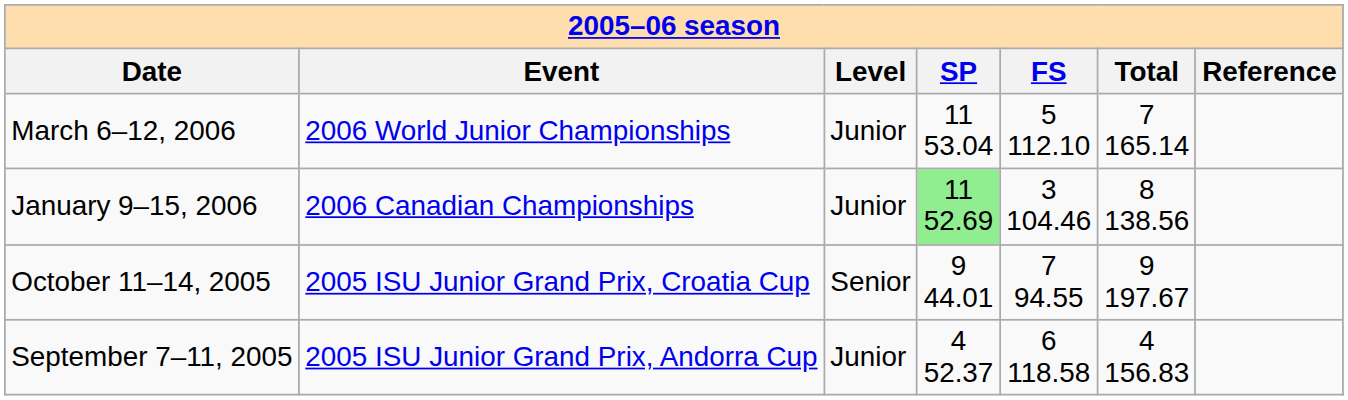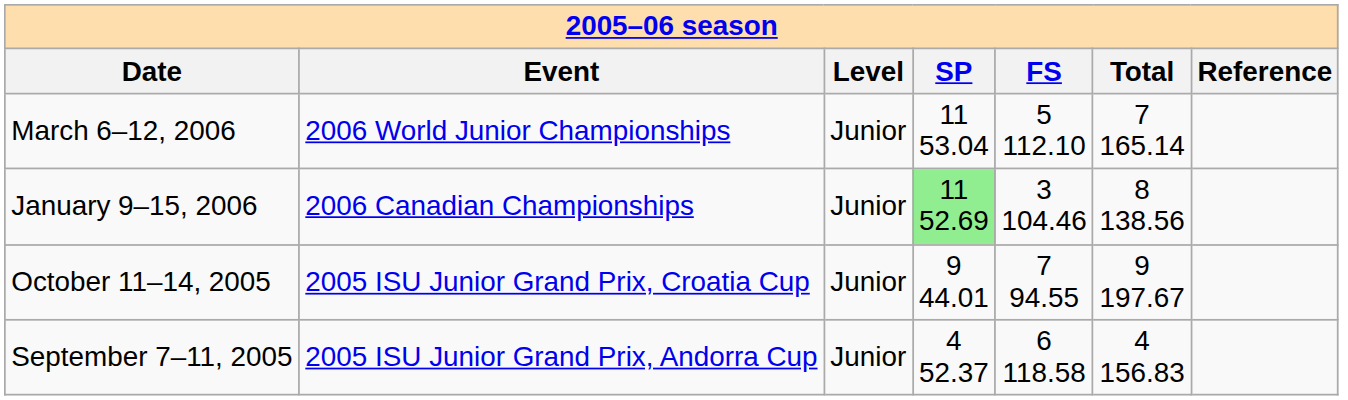(871, 281) Senior -> (868, 281) Junior
